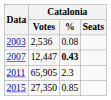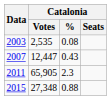(41, 42) 2,536 -> (41, 42) 2,535
(70, 57) bold -> (70, 57) normal
(44, 88) 27,350 -> (44, 88) 27,348
(70, 88) 0.85 -> (70, 88) 0.88
